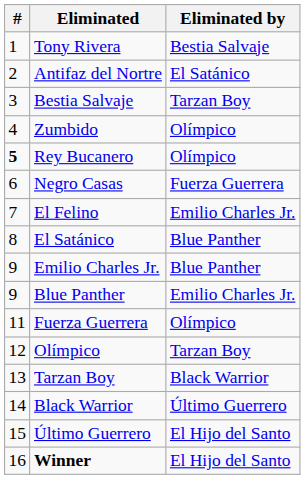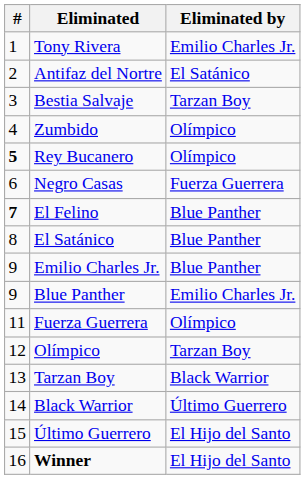(220, 45) Bestia Salvaje -> (233, 45) Emilio Charles Jr.
(13, 211) normal -> (13, 211) bold
(233, 211) Emilio Charles Jr. -> (215, 211) Blue Panther
